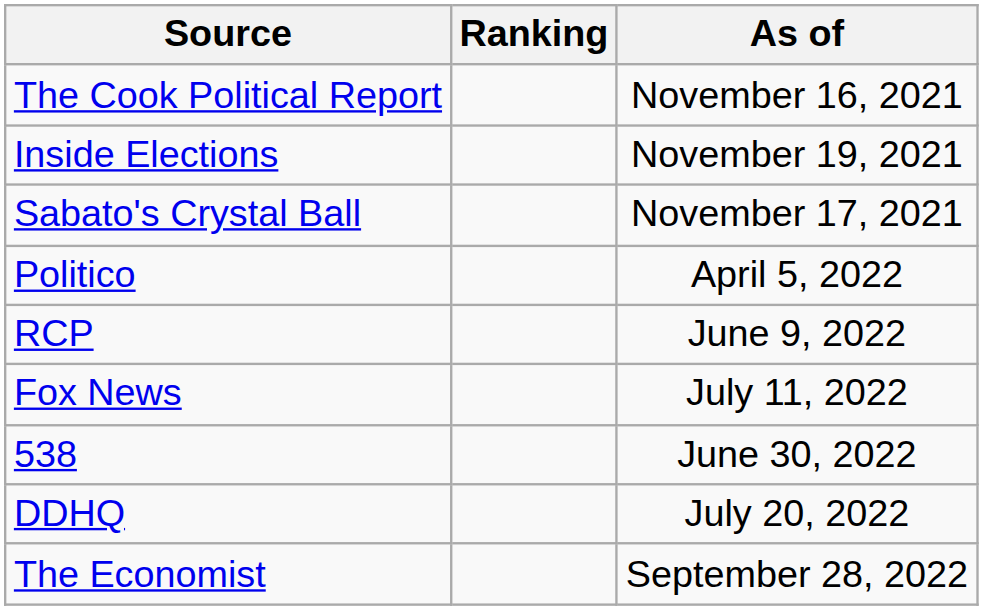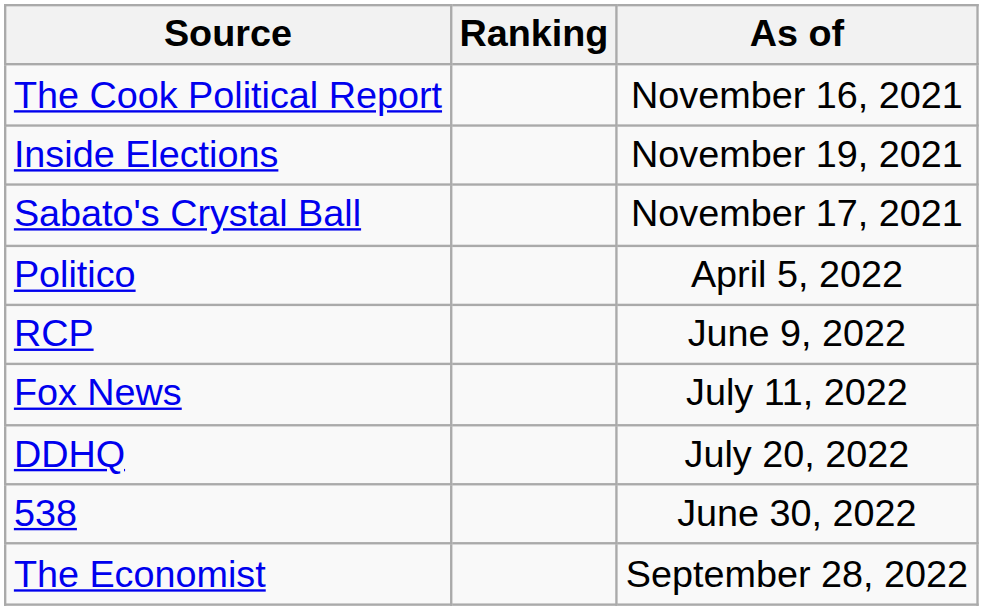rows swapped: (69, 513) <-> (45, 453)
